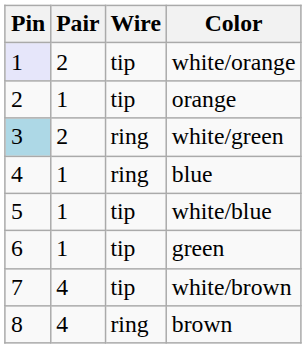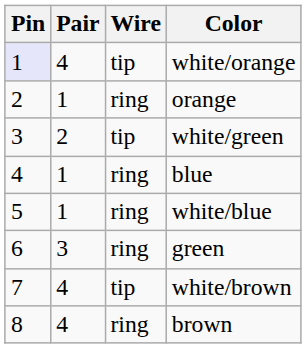(62, 61) 2 -> (62, 61) 4
(123, 99) tip -> (130, 99) ring
(17, 136) lightblue background -> (17, 136) no background
(130, 136) ring -> (123, 136) tip
(123, 211) tip -> (130, 211) ring
(62, 249) 1 -> (62, 249) 3
(123, 249) tip -> (130, 249) ring
